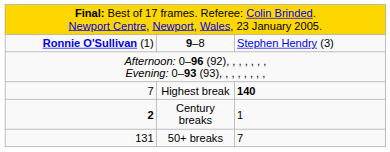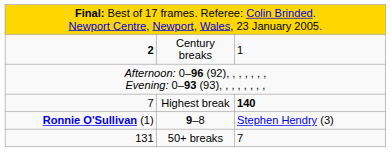rows swapped: (195, 43) <-> (195, 115)
